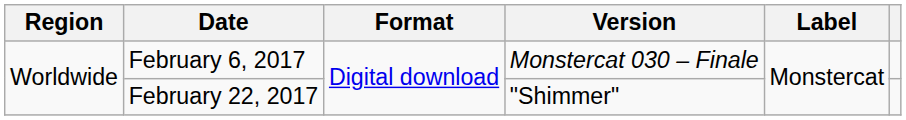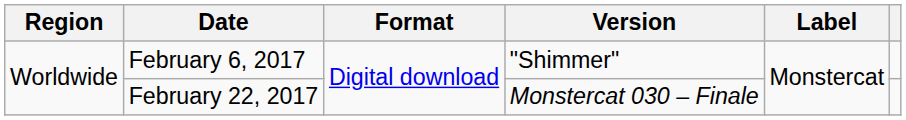(634, 59) Monstercat 030 – Finale -> (565, 59) "Shimmer"
(565, 96) "Shimmer" -> (634, 96) Monstercat 030 – Finale
